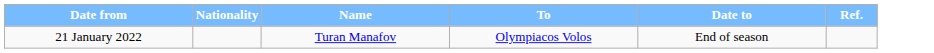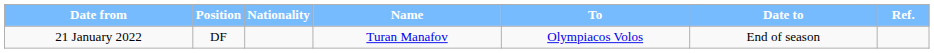+ column: (218, 15)
